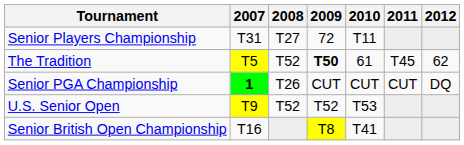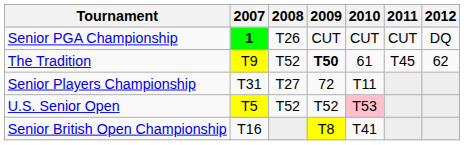rows swapped: (93, 84) <-> (102, 39)
(249, 61) T5 -> (249, 61) T9
(249, 106) T9 -> (249, 106) T5
(365, 106) no background -> (365, 106) pink background
